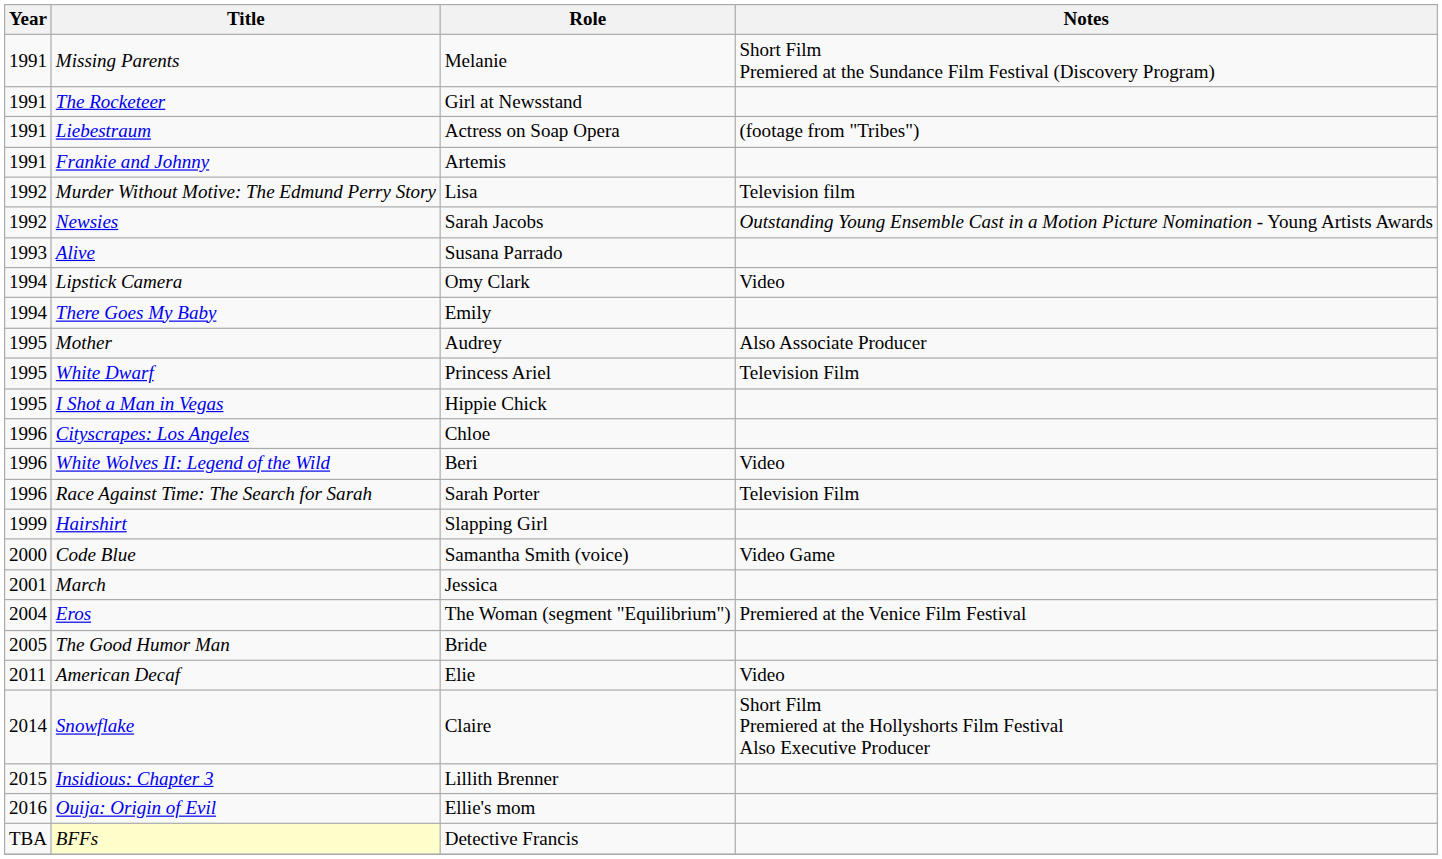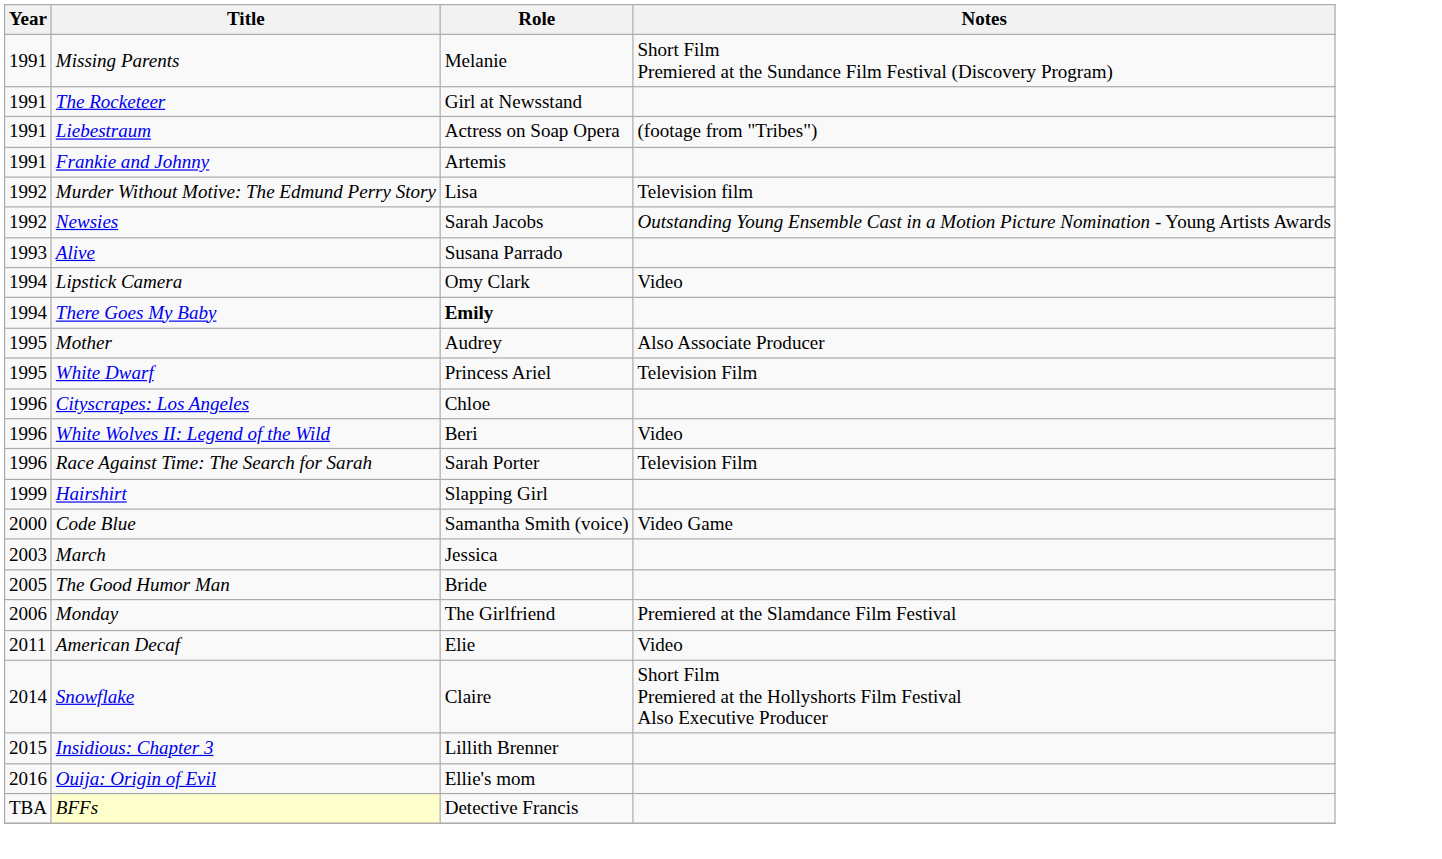(468, 312) normal -> (469, 312) bold
- row: (140, 403)
(28, 584) 2001 -> (28, 554) 2003
- row: (73, 614)
+ row: (87, 614)
